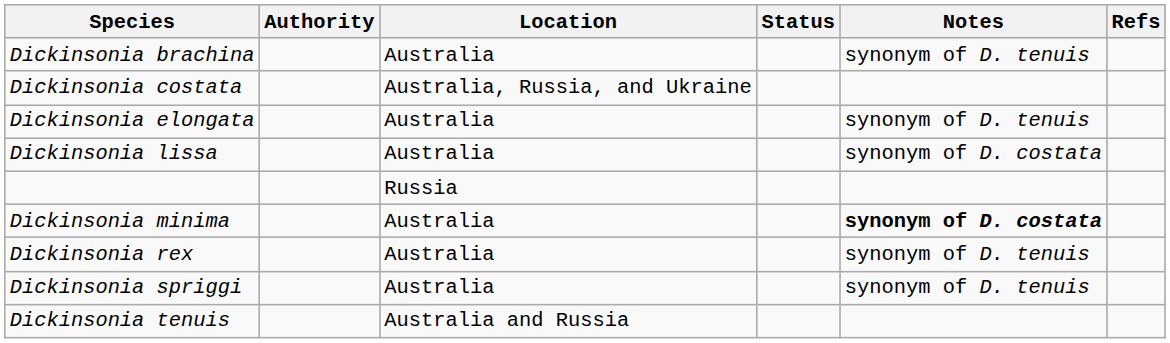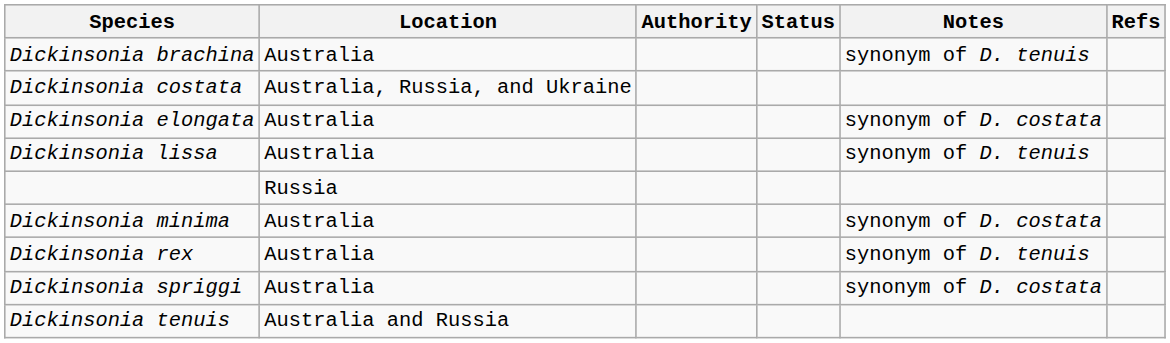columns swapped: (319, 21) <-> (568, 21)
(967, 121) synonym of D. tenuis -> (973, 121) synonym of D. costata
(973, 154) synonym of D. costata -> (967, 154) synonym of D. tenuis
(973, 221) bold -> (973, 221) normal
(967, 288) synonym of D. tenuis -> (973, 288) synonym of D. costata
